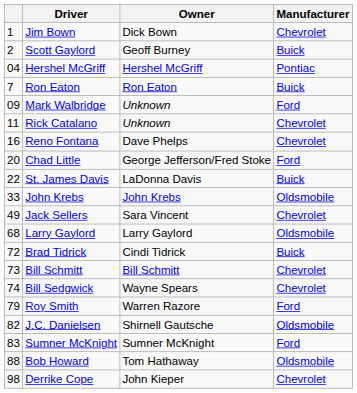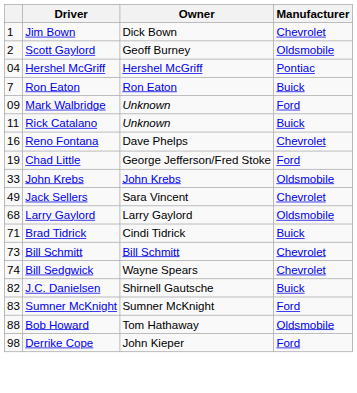(291, 50) Buick -> (305, 50) Oldsmobile
(301, 123) Chevrolet -> (291, 123) Buick
(13, 160) 20 -> (13, 160) 19
- row: (67, 178)
(13, 251) 72 -> (13, 233) 71
- row: (52, 306)
(305, 325) Oldsmobile -> (291, 288) Buick
(301, 379) Chevrolet -> (288, 343) Ford
